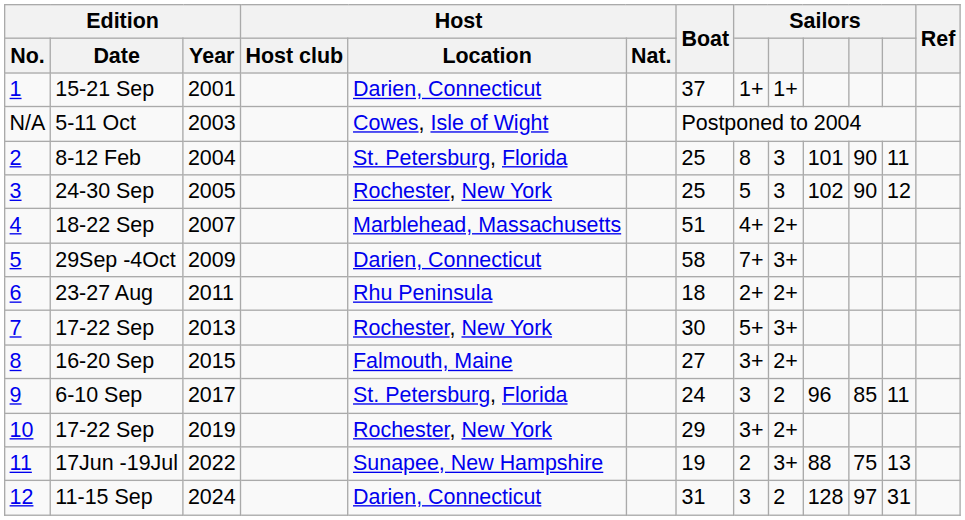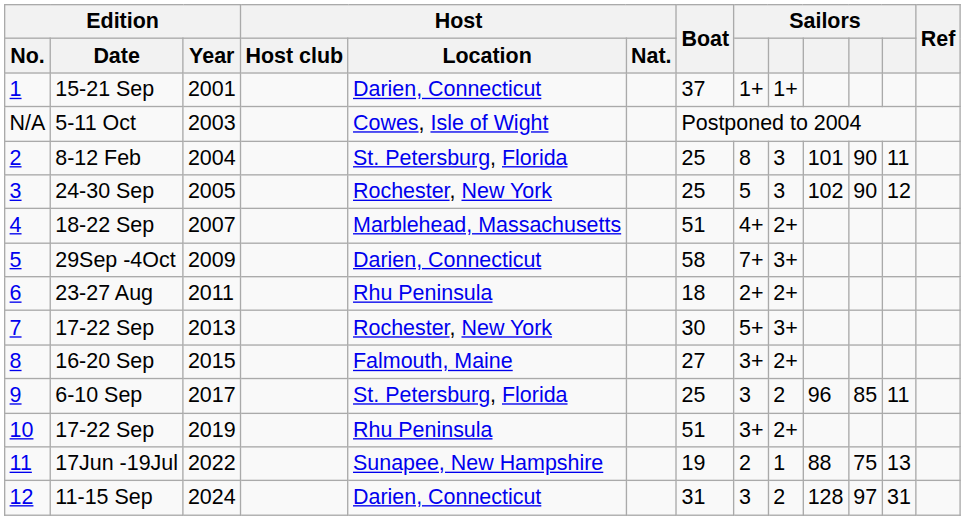(693, 395) 24 -> (693, 395) 25
(453, 429) Rochester, New York -> (423, 429) Rhu Peninsula
(693, 429) 29 -> (693, 429) 51
(786, 463) 3+ -> (779, 463) 1
